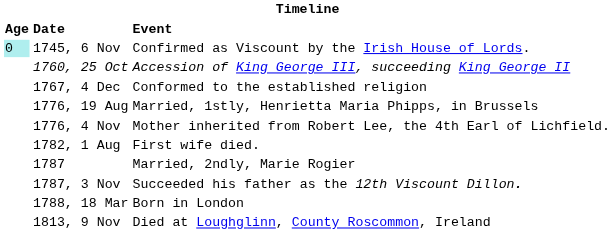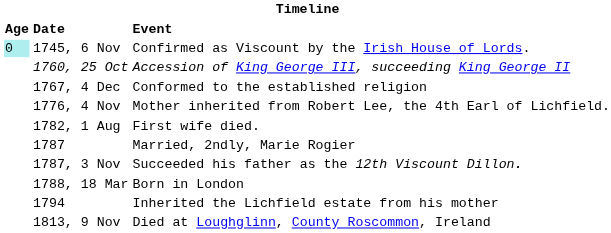- row: (81, 107)
+ row: (49, 204)
